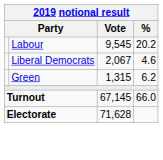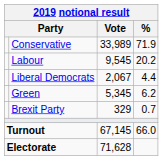+ row: (41, 45)
(149, 61) 4.6 -> (149, 77) 4.4
(118, 77) 1,315 -> (118, 93) 5,345
+ row: (38, 110)
